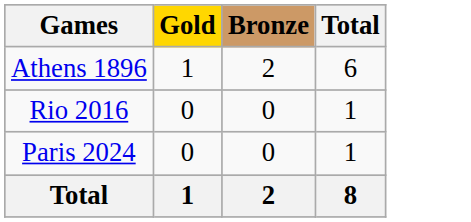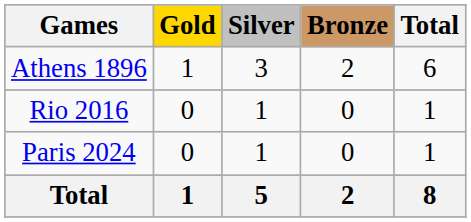+ column: (261, 25)
